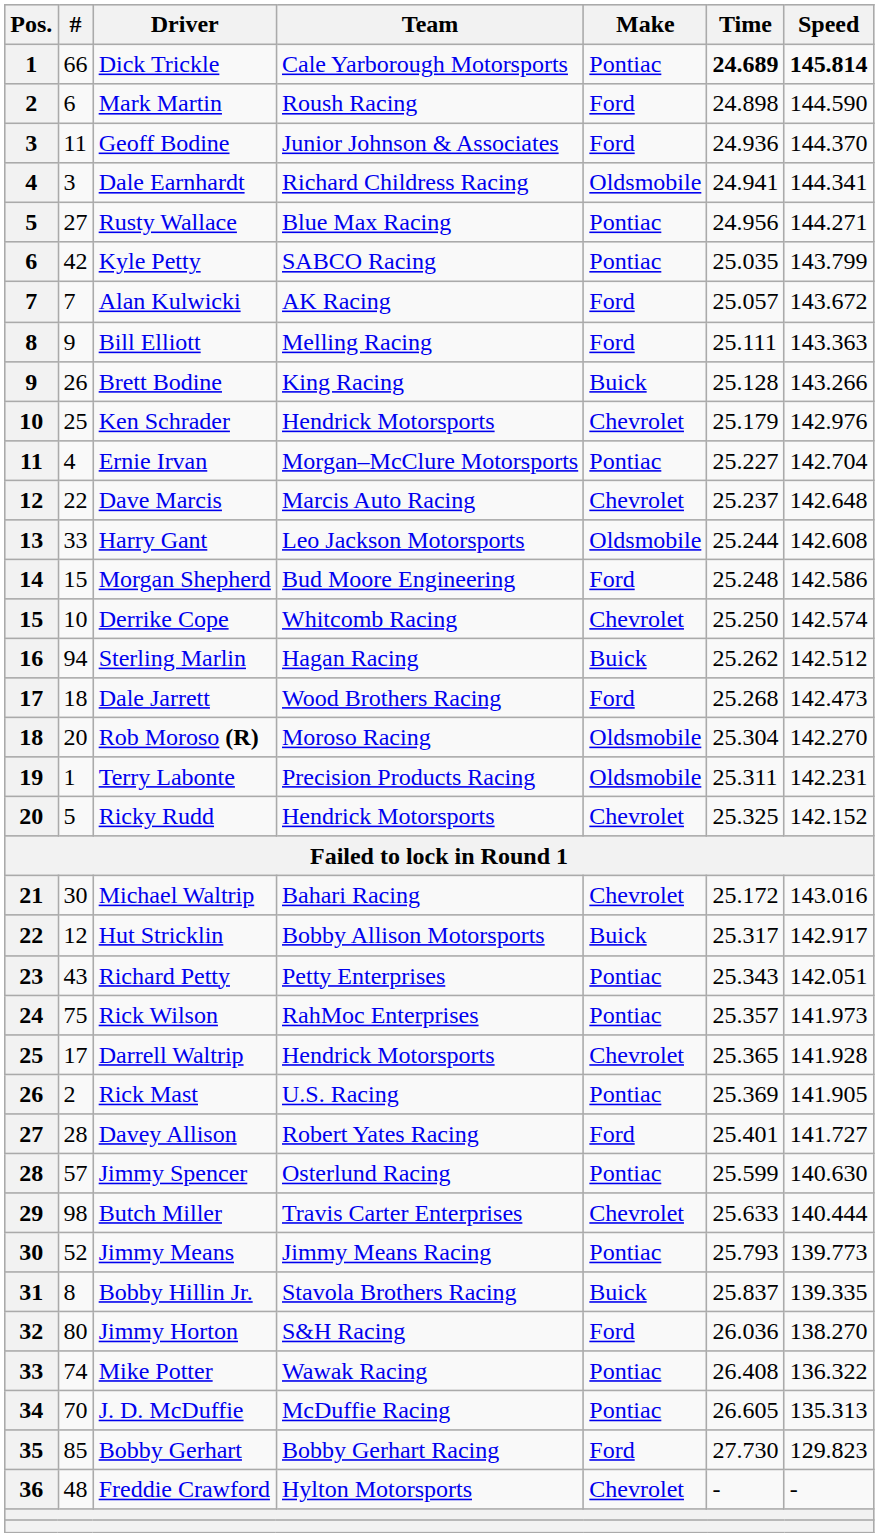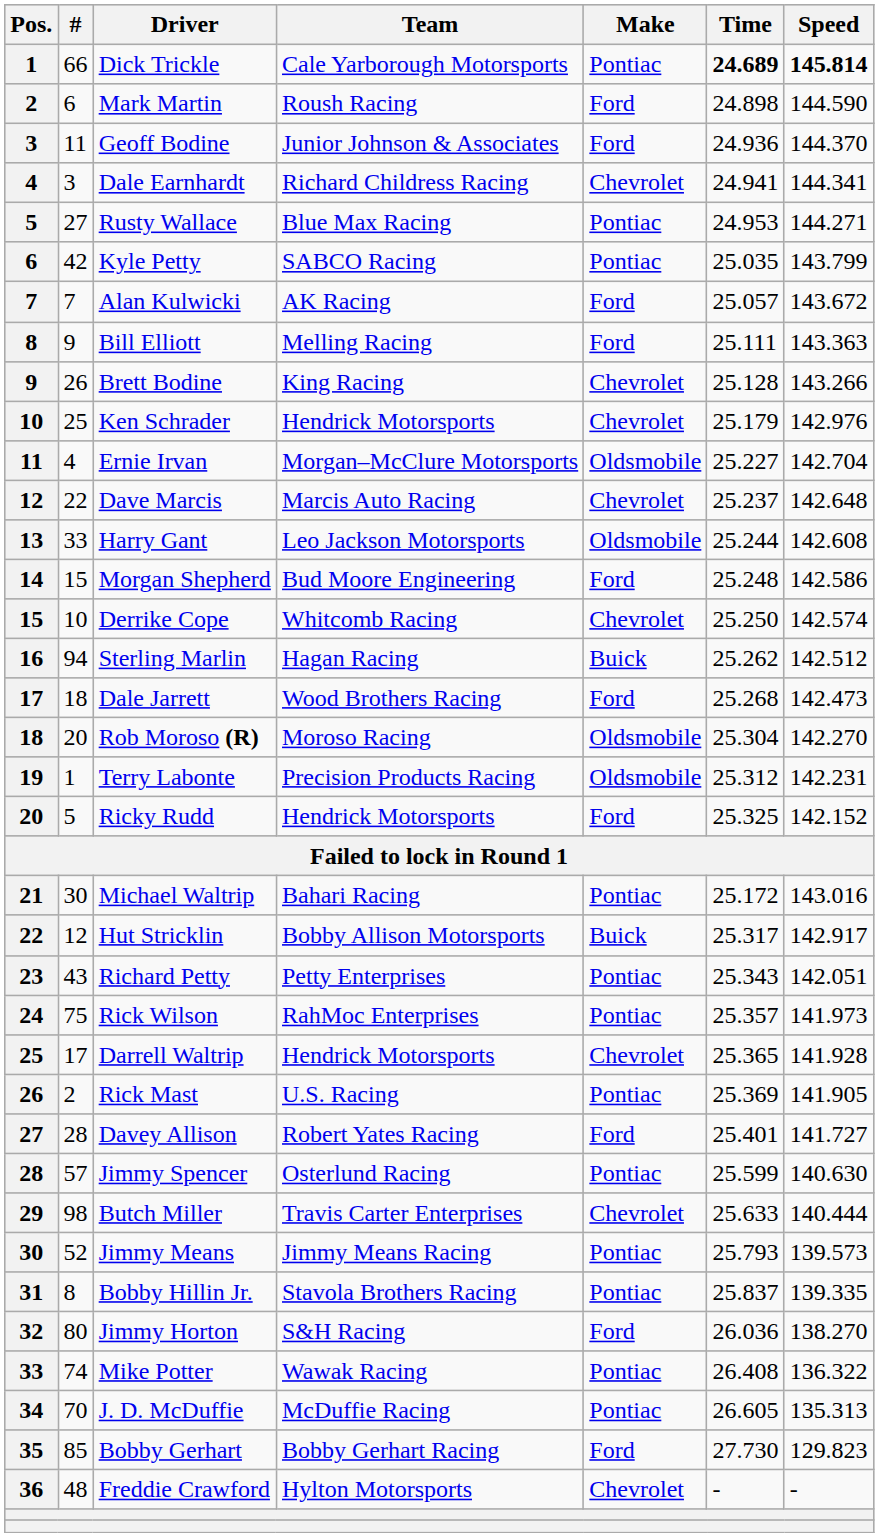(645, 182) Oldsmobile -> (637, 182) Chevrolet
(745, 222) 24.956 -> (745, 222) 24.953
(618, 380) Buick -> (637, 380) Chevrolet
(625, 460) Pontiac -> (645, 460) Oldsmobile
(745, 776) 25.311 -> (745, 776) 25.312
(637, 816) Chevrolet -> (612, 816) Ford
(637, 895) Chevrolet -> (625, 895) Pontiac
(829, 1252) 139.773 -> (829, 1252) 139.573
(618, 1291) Buick -> (625, 1291) Pontiac
